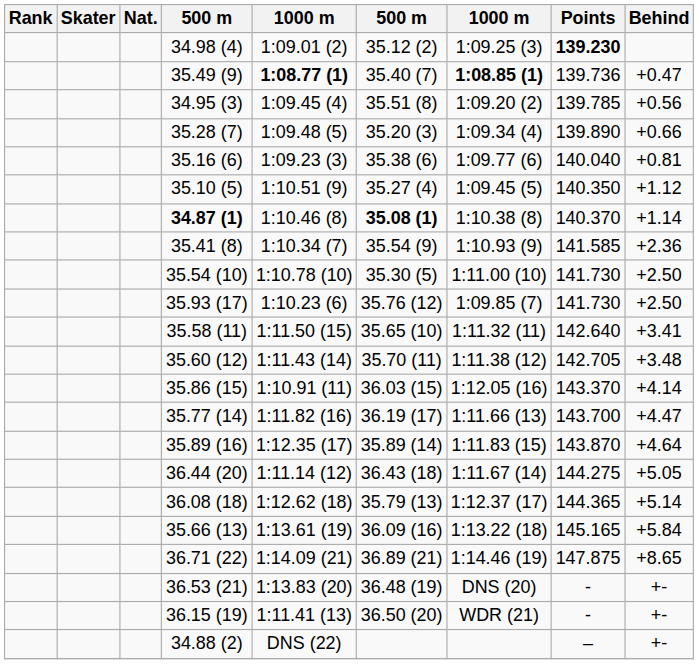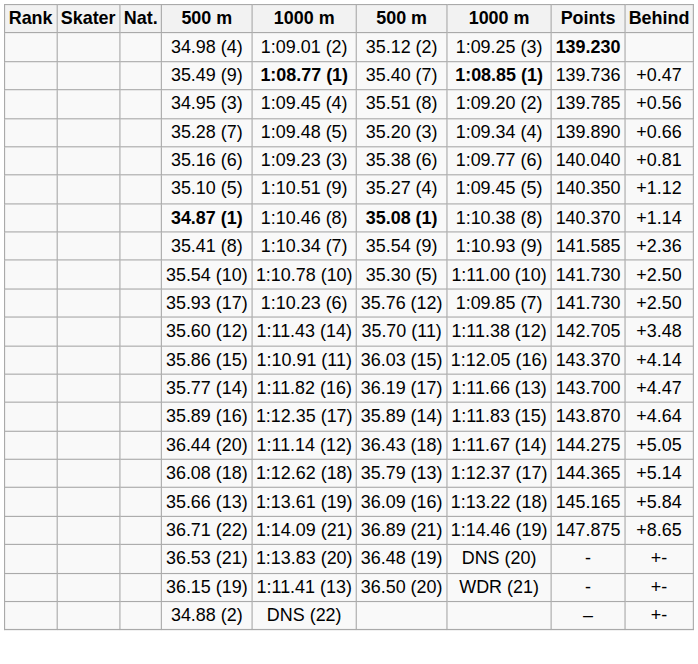- row: (207, 331)
